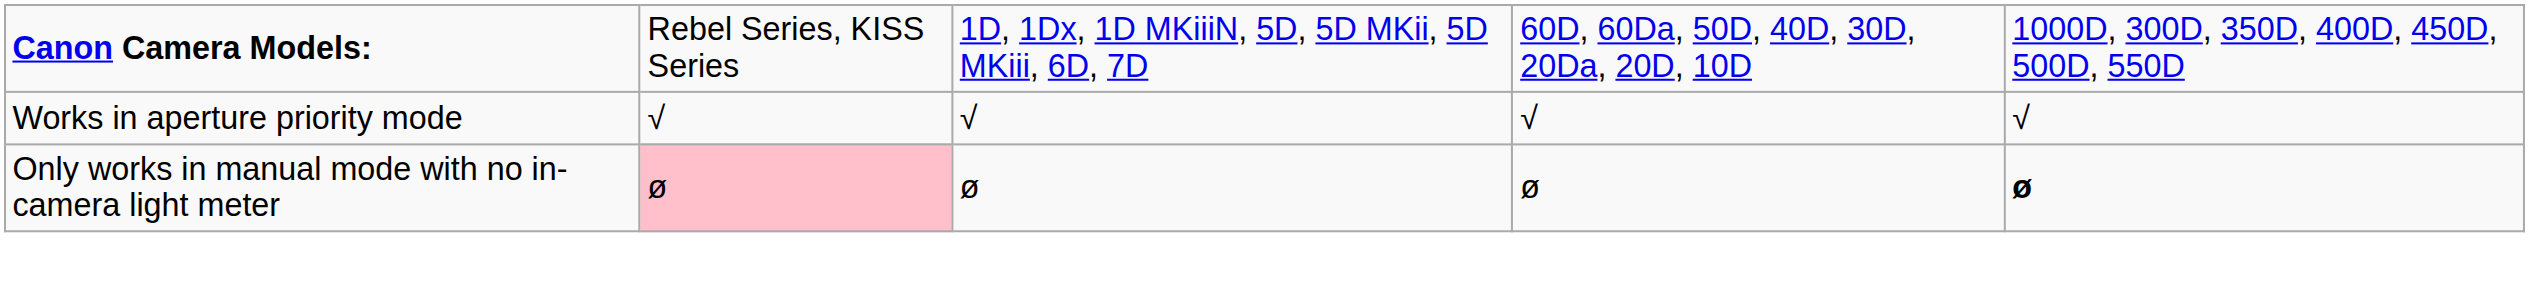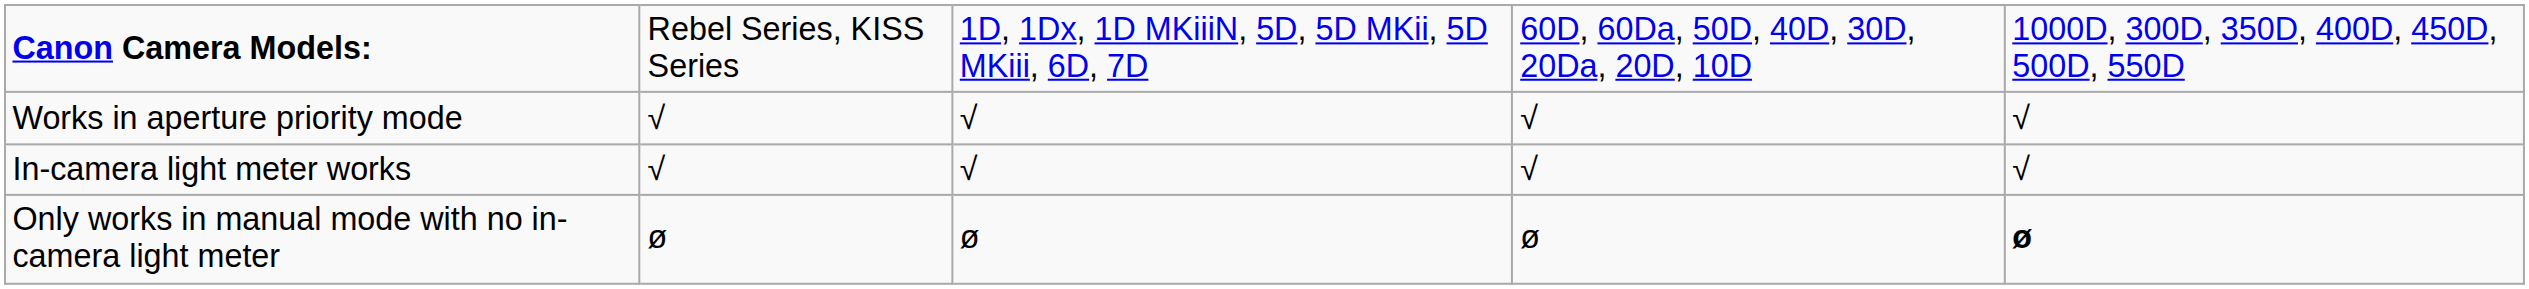+ row: (212, 169)
(658, 187) pink background -> (658, 238) no background
